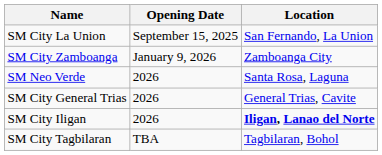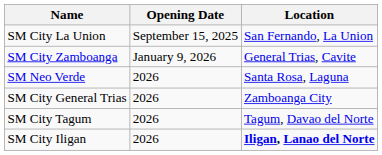(288, 56) Zamboanga City -> (300, 56) General Trias, Cavite
(300, 98) General Trias, Cavite -> (288, 98) Zamboanga City
+ row: (50, 118)
- row: (59, 139)
